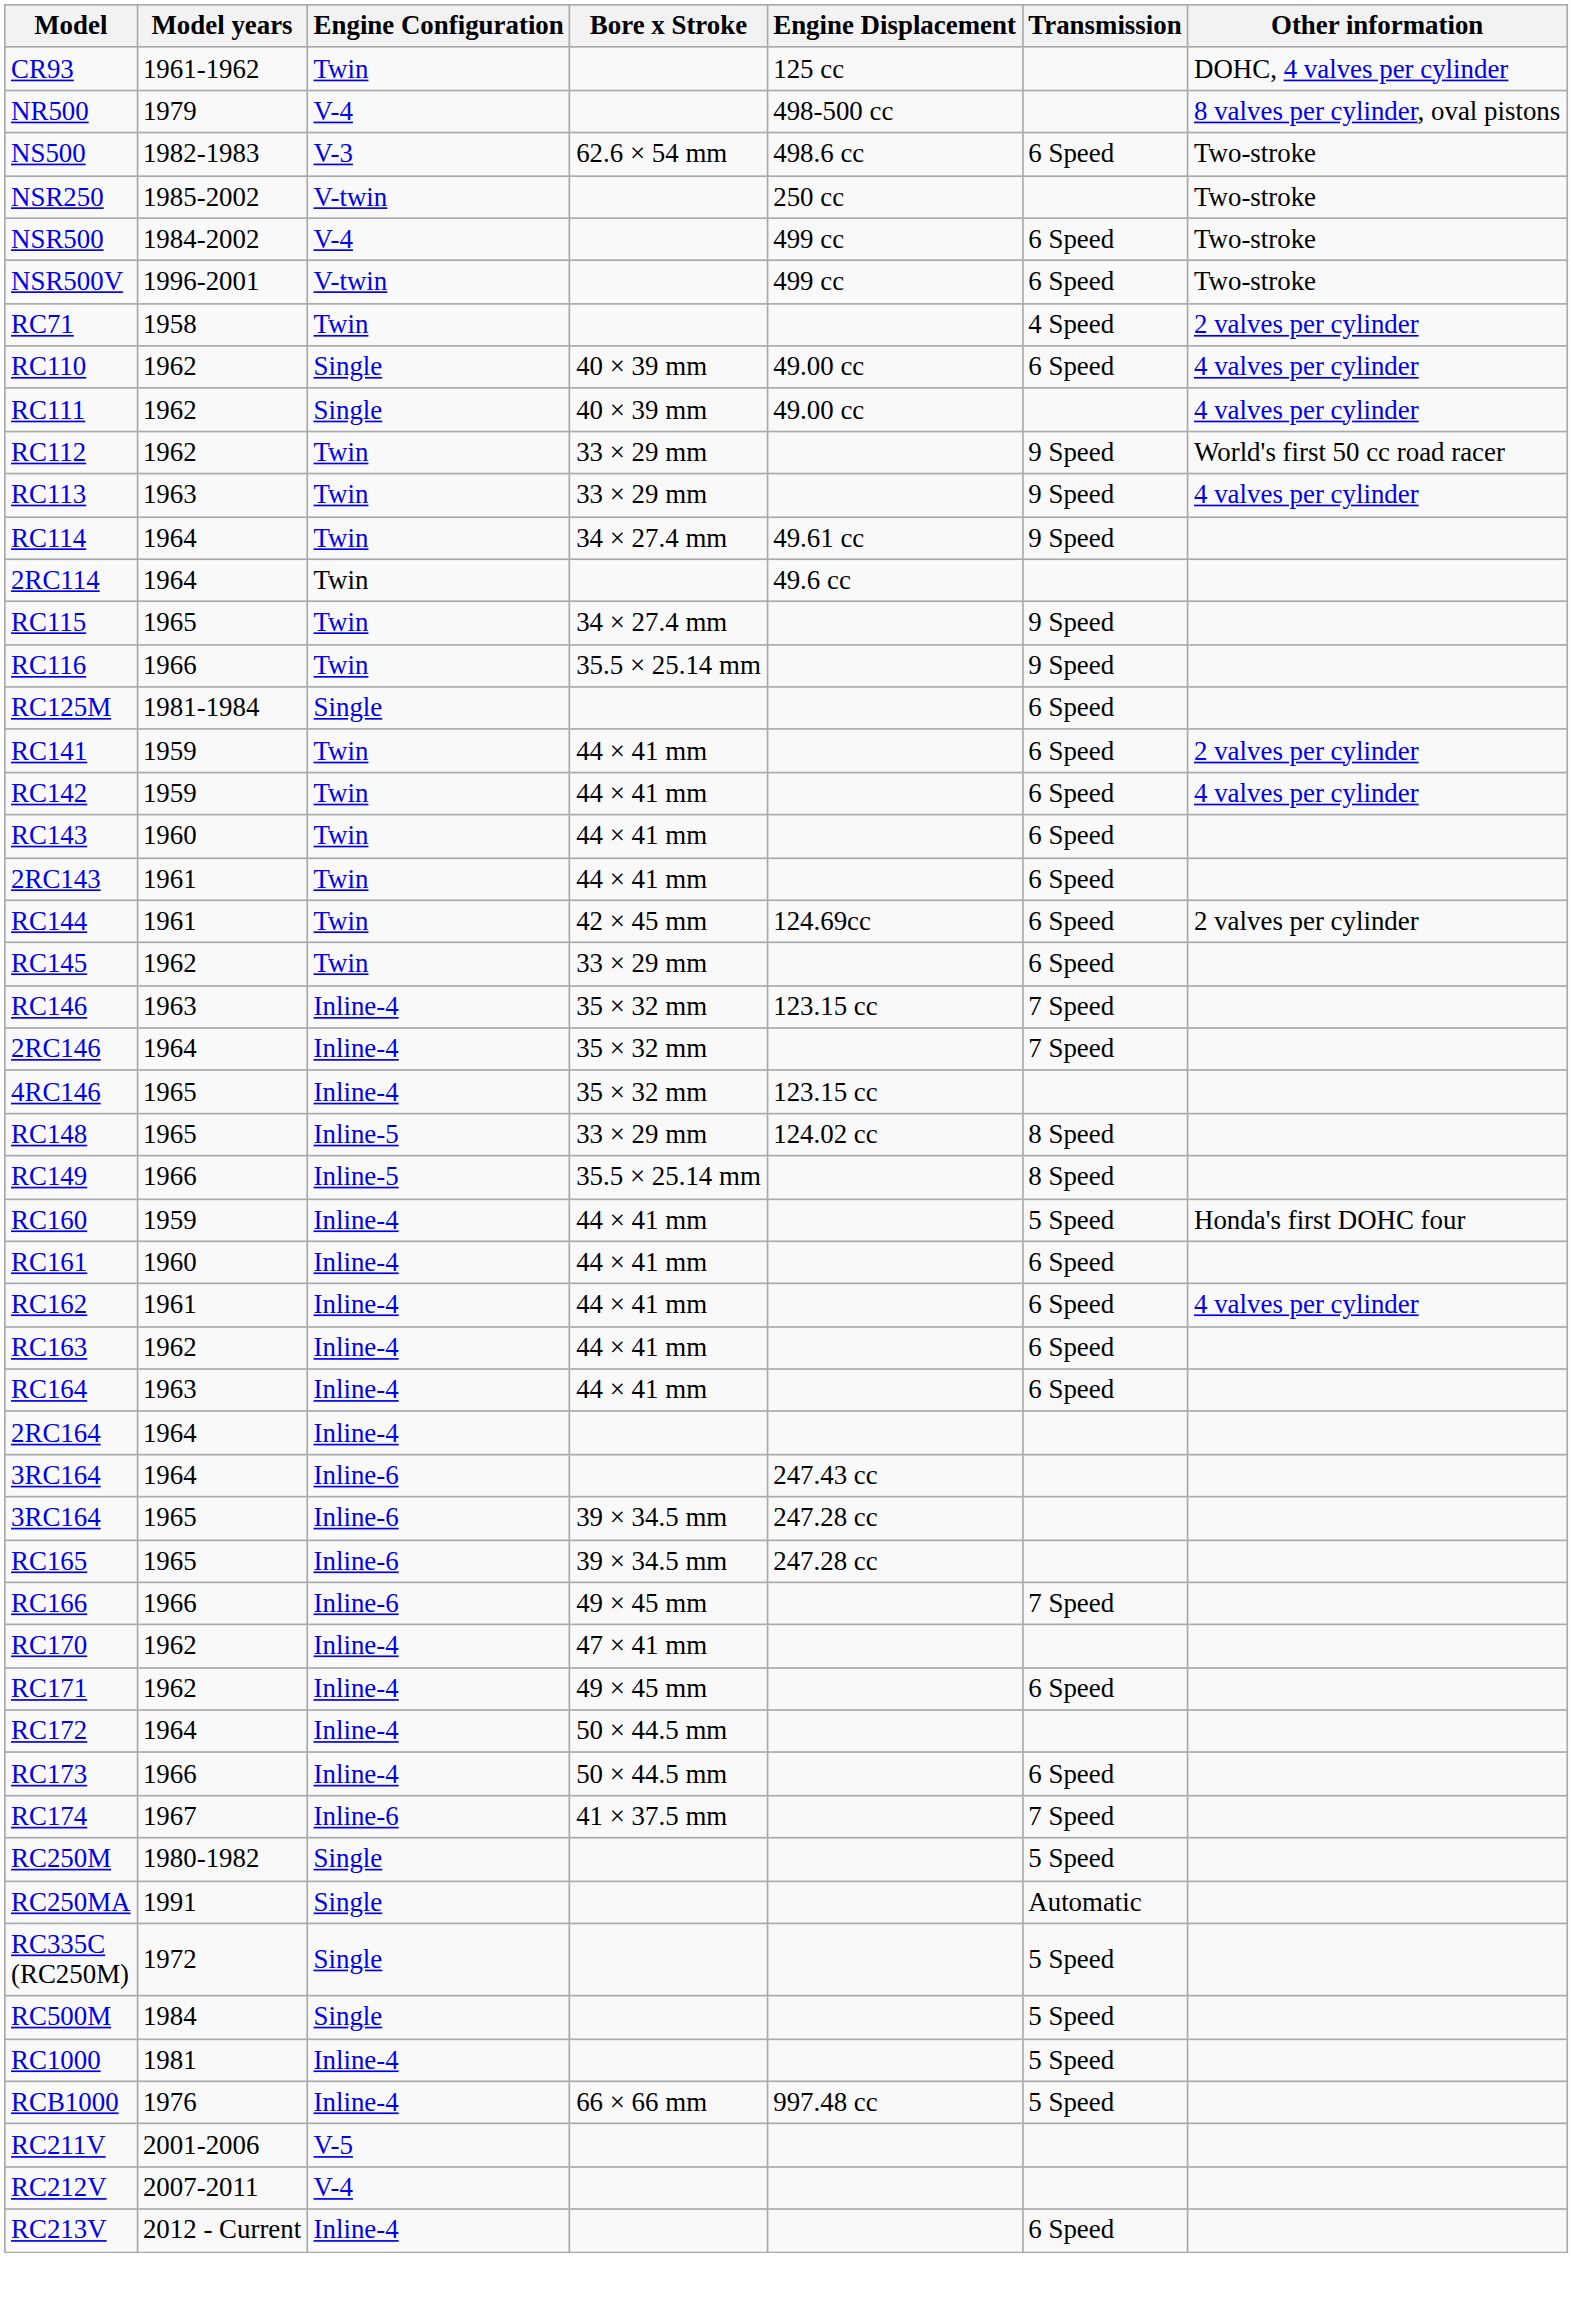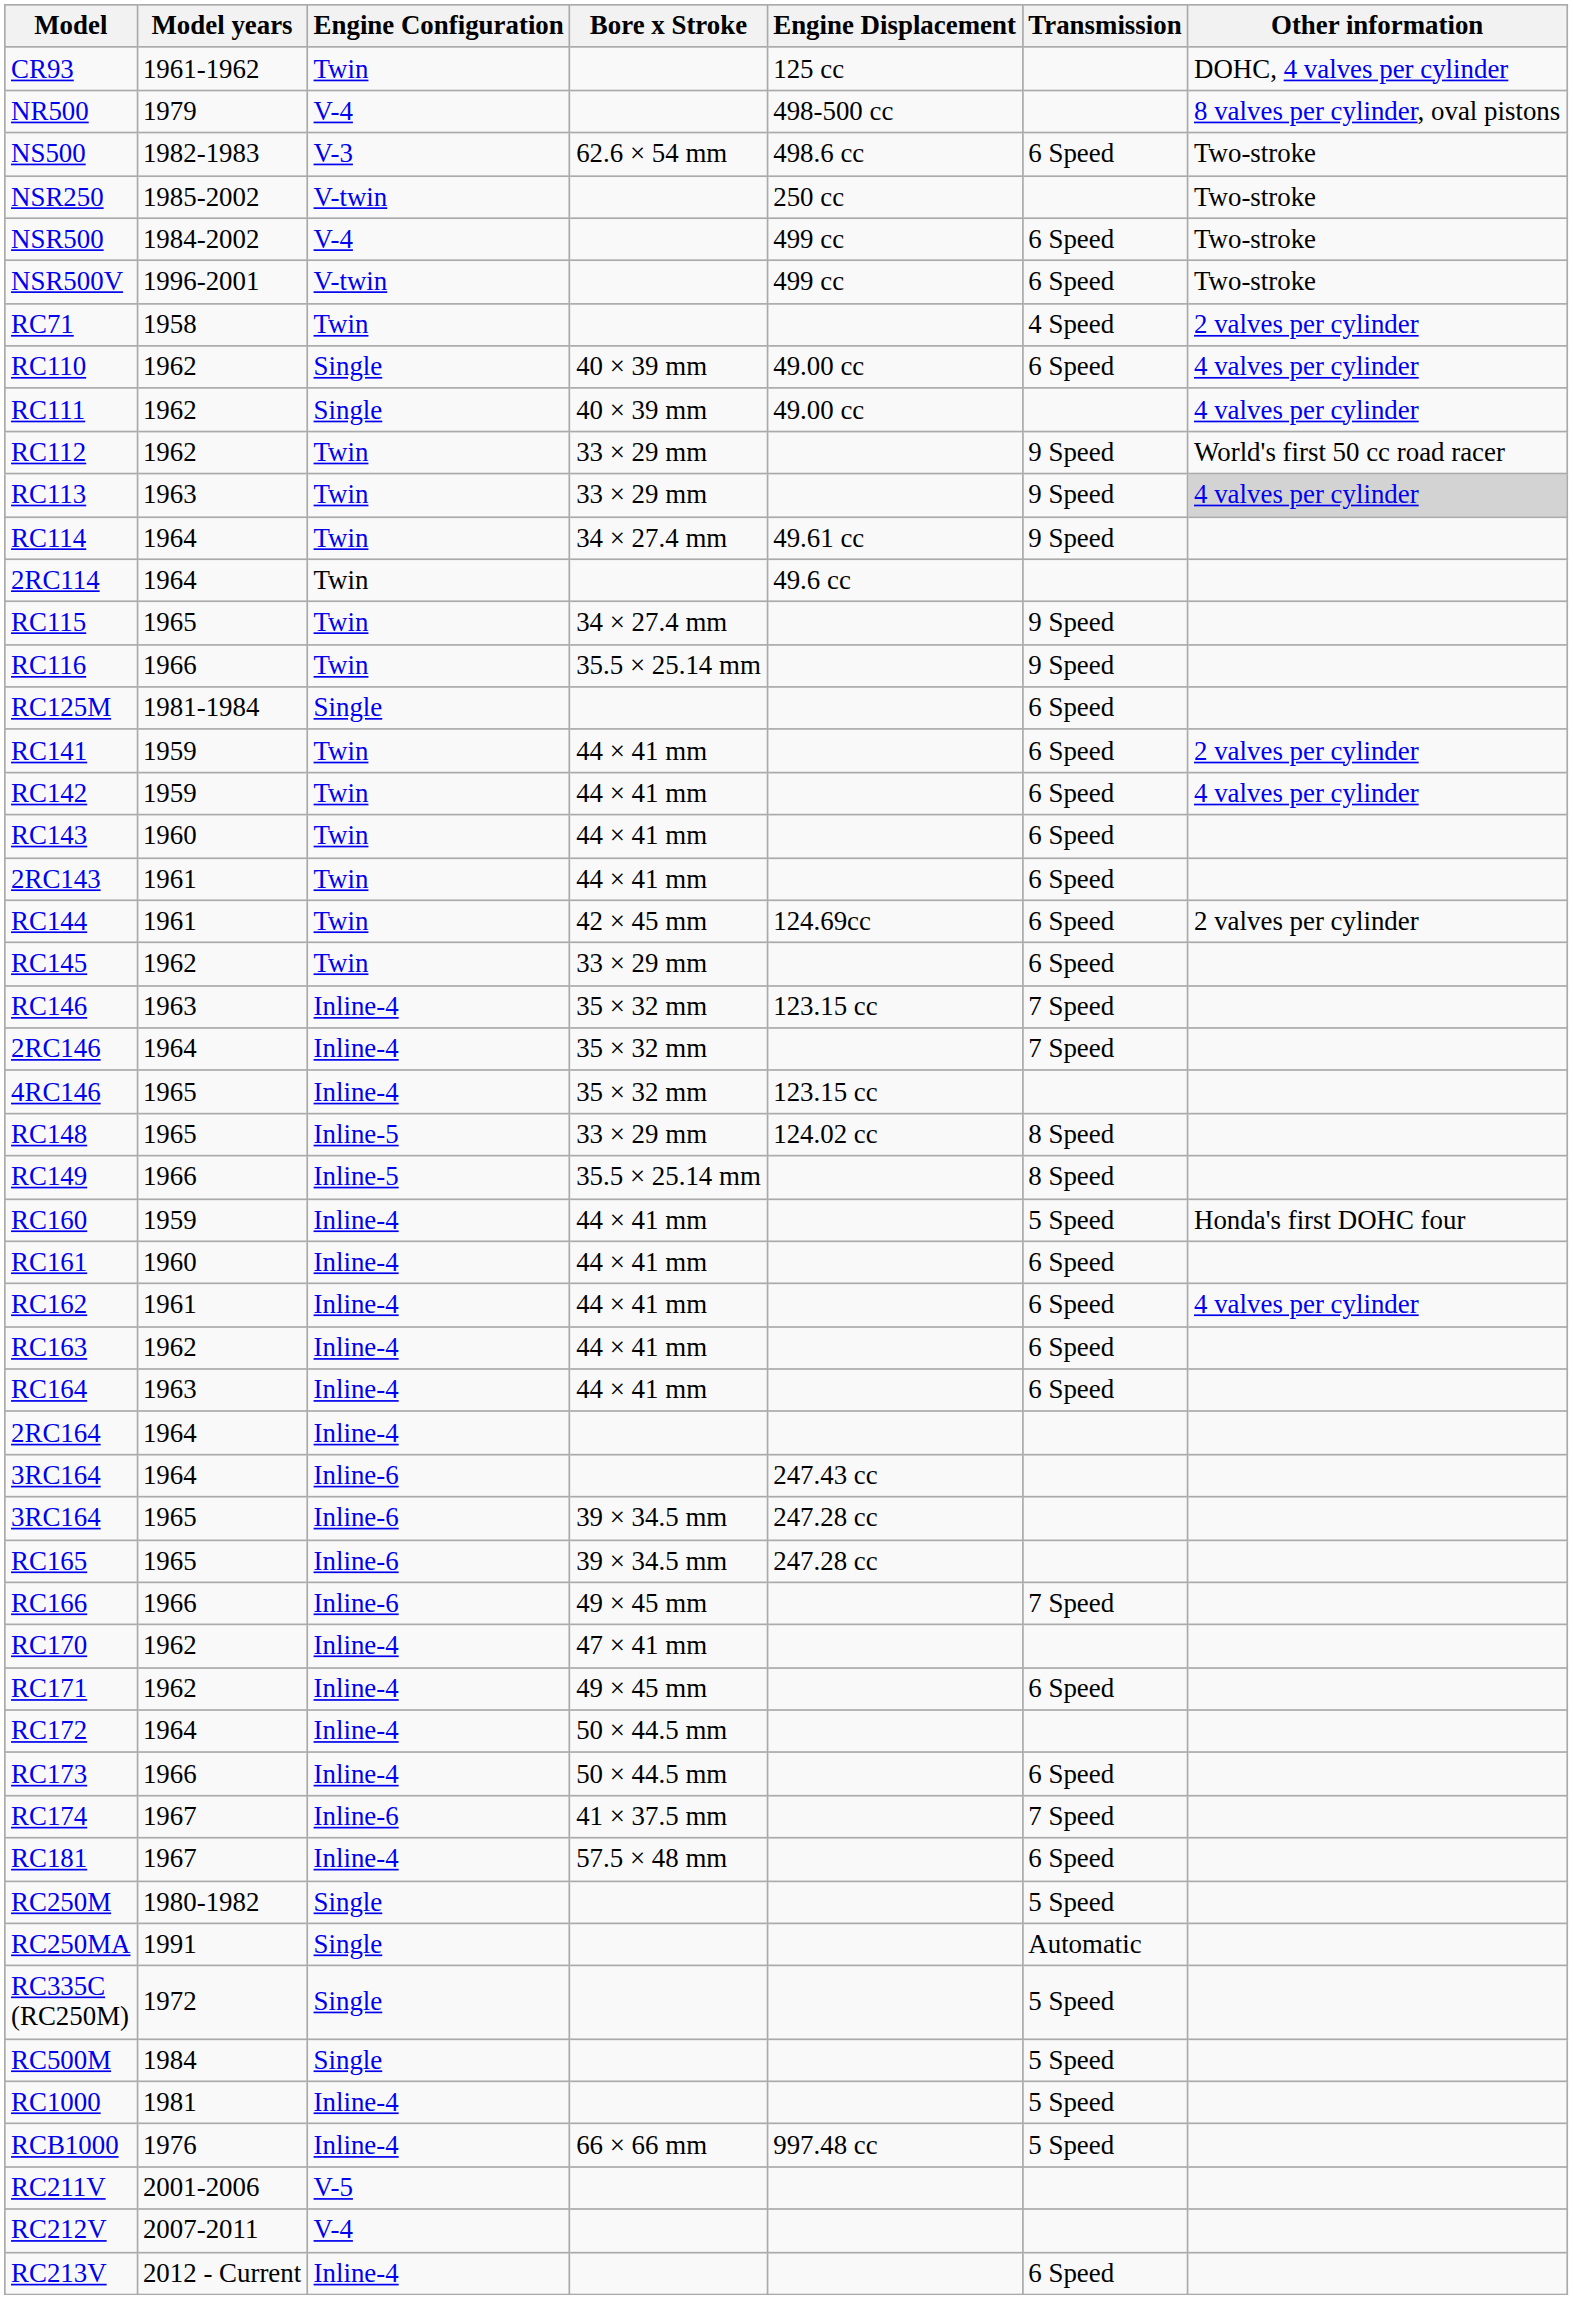(1306, 494) no background -> (1306, 494) lightgrey background
+ row: (49, 1858)
